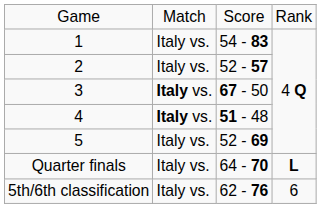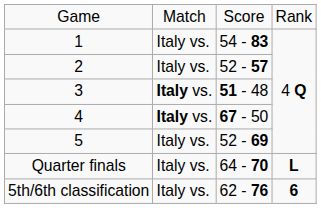(244, 91) 67 - 50 -> (244, 91) 51 - 48
(244, 116) 51 - 48 -> (244, 116) 67 - 50
(294, 191) normal -> (294, 191) bold
